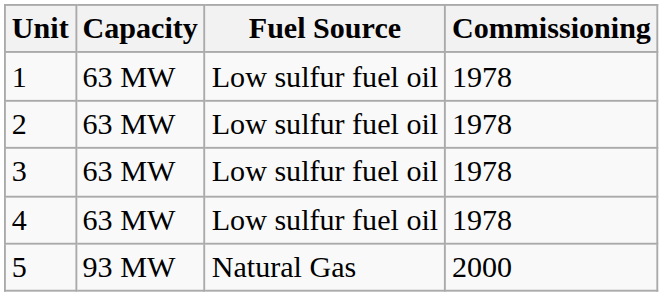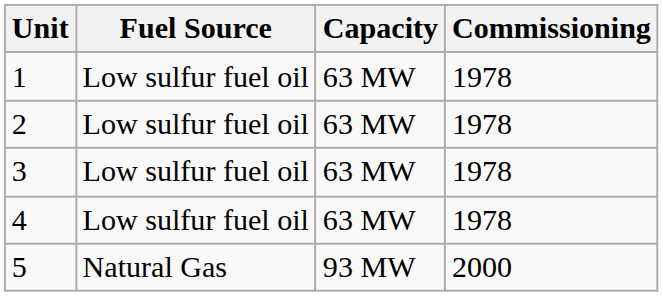columns swapped: (140, 28) <-> (325, 28)
